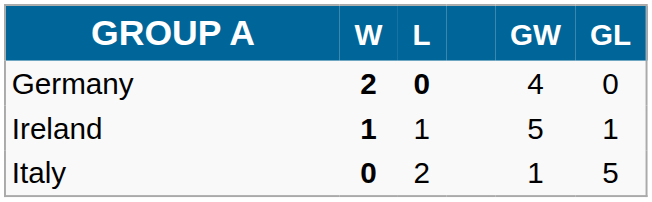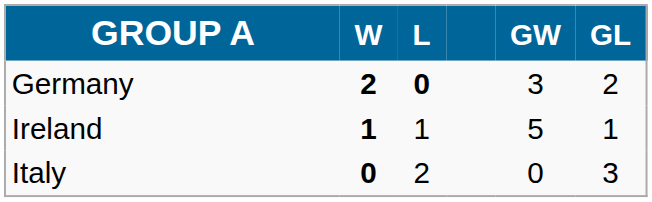(536, 83) 4 -> (536, 83) 3
(611, 83) 0 -> (611, 83) 2
(536, 173) 1 -> (536, 173) 0
(611, 173) 5 -> (611, 173) 3
